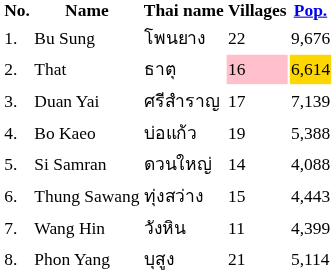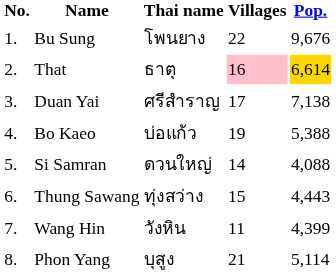(311, 101) 7,139 -> (311, 101) 7,138
